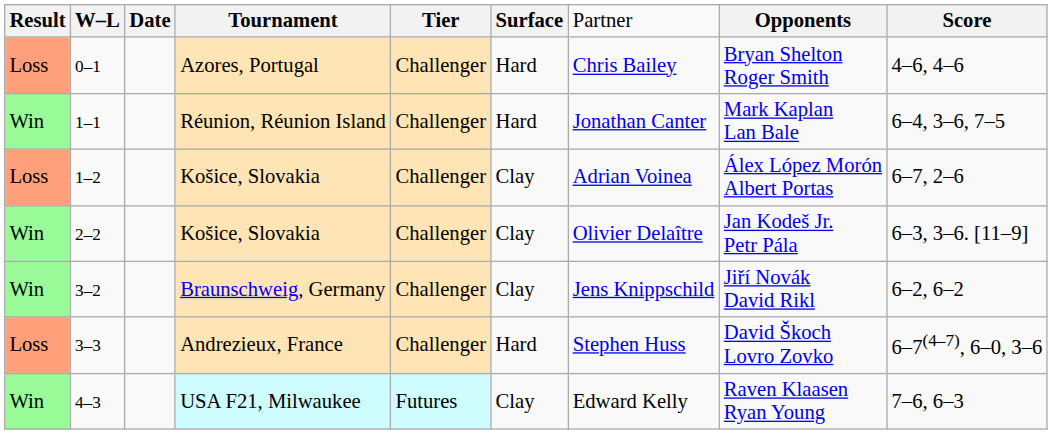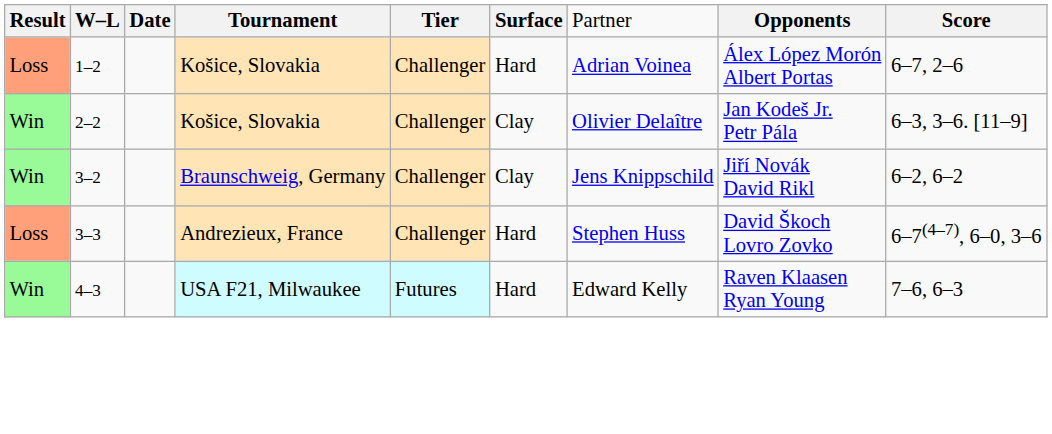- row: (88, 66)
- row: (88, 122)
(515, 177) Clay -> (516, 65) Hard
(515, 400) Clay -> (516, 289) Hard
